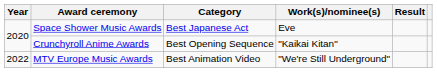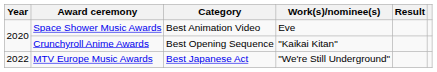(207, 28) Best Japanese Act -> (213, 28) Best Animation Video
(213, 59) Best Animation Video -> (207, 59) Best Japanese Act
